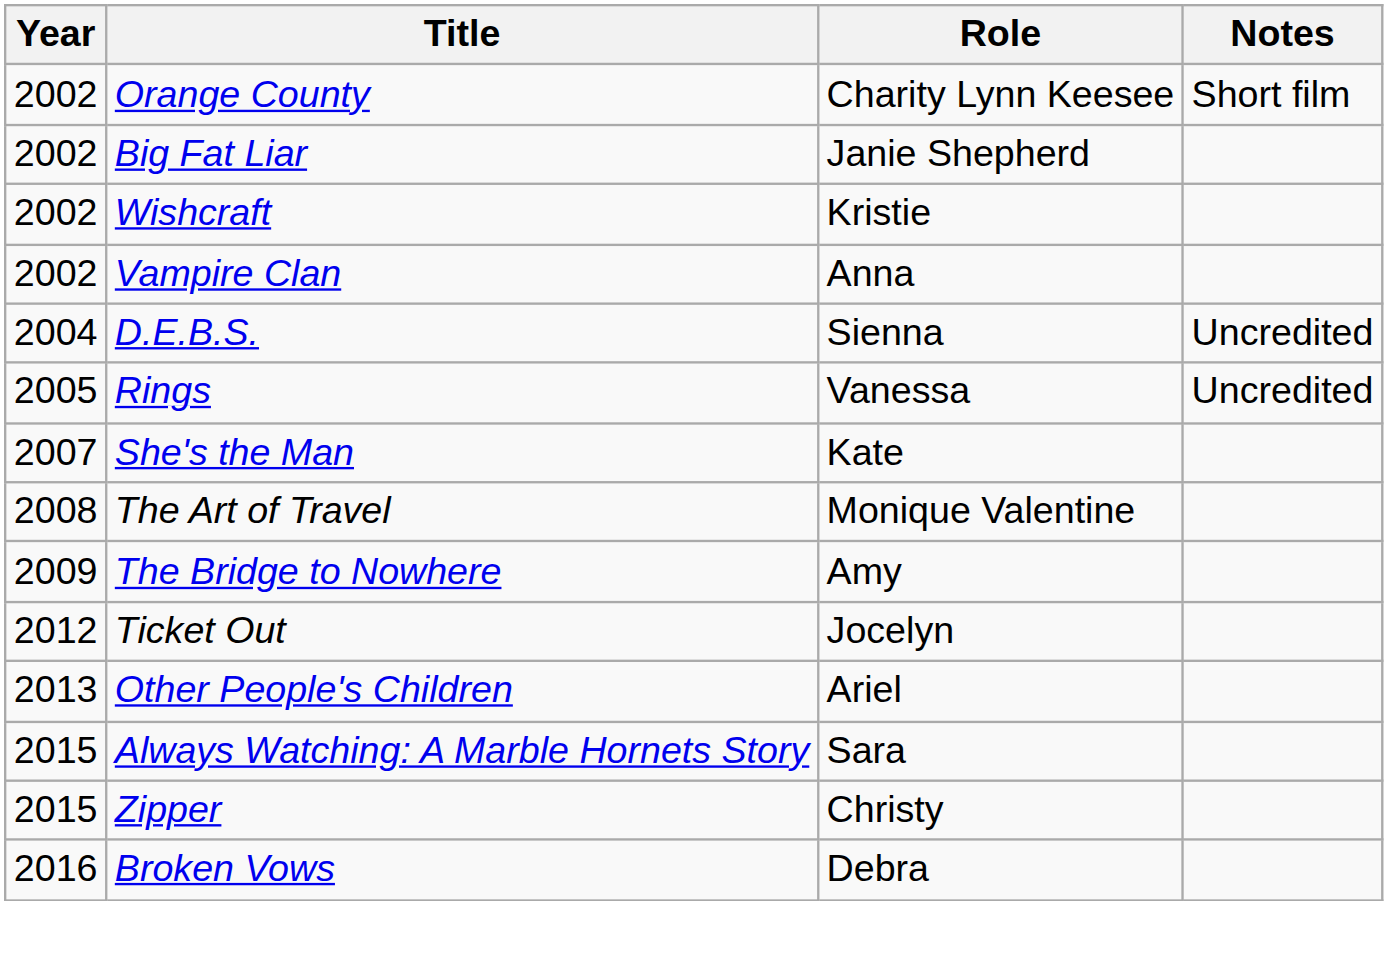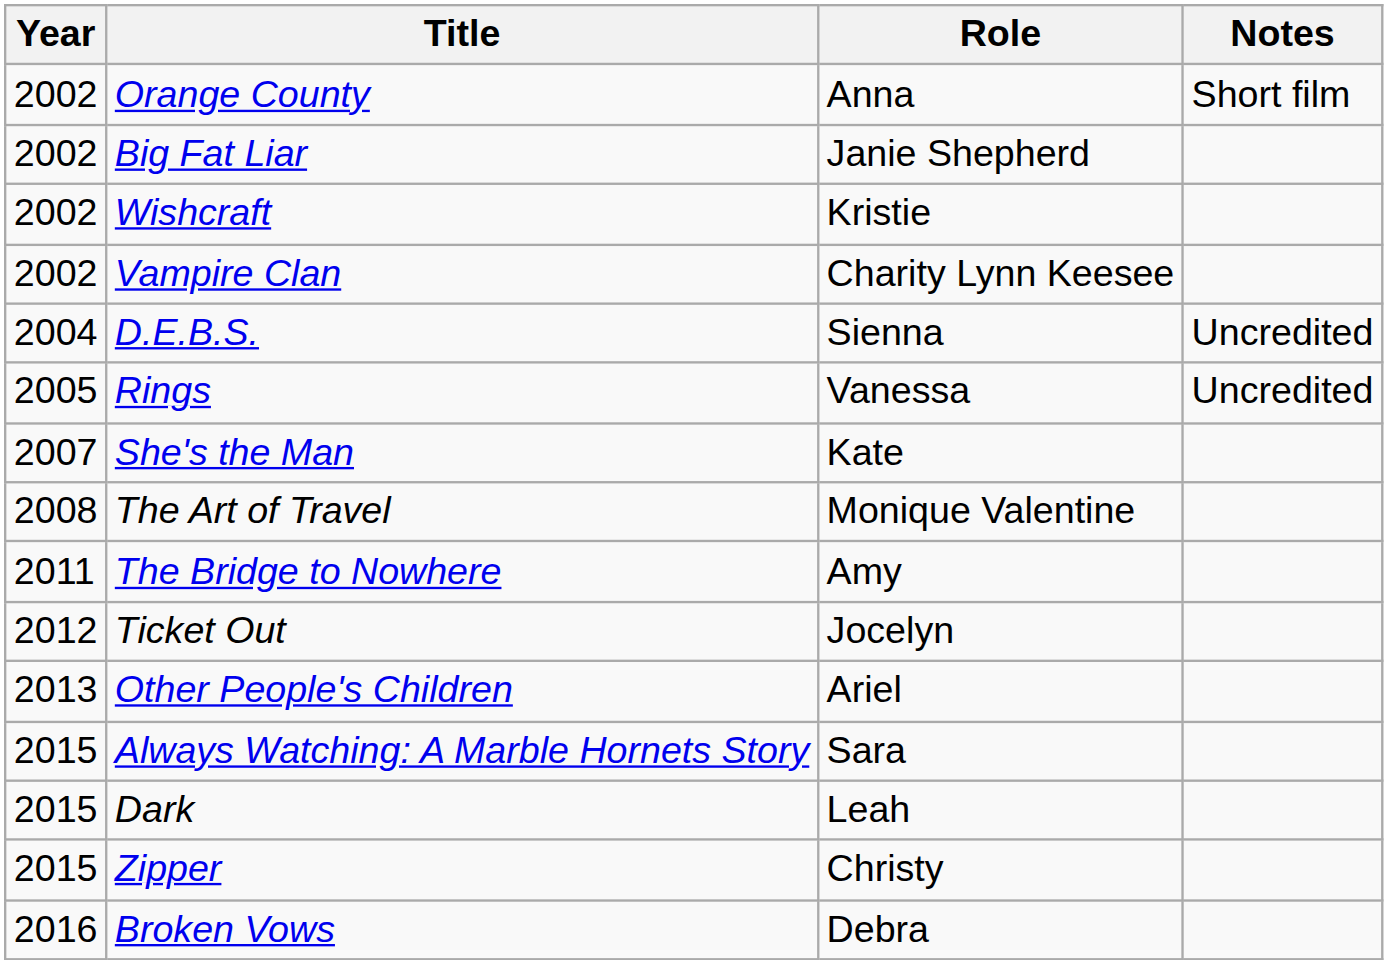(1000, 93) Charity Lynn Keesee -> (871, 93) Anna
(871, 272) Anna -> (1000, 272) Charity Lynn Keesee
(56, 570) 2009 -> (54, 570) 2011
+ row: (155, 809)
